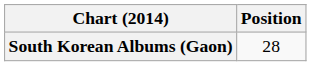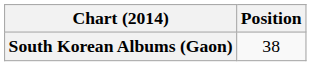(271, 46) 28 -> (271, 46) 38
